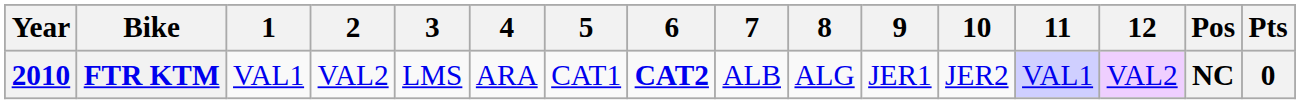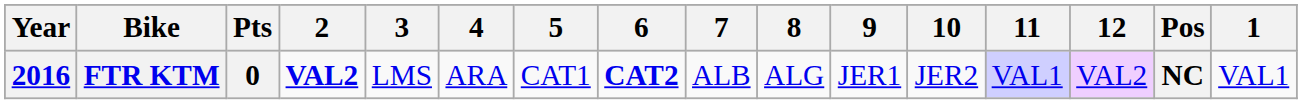columns swapped: (269, 27) <-> (1268, 27)
(41, 74) 2010 -> (41, 74) 2016
(353, 74) normal -> (322, 74) bold
